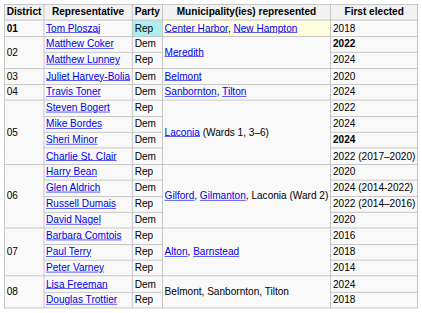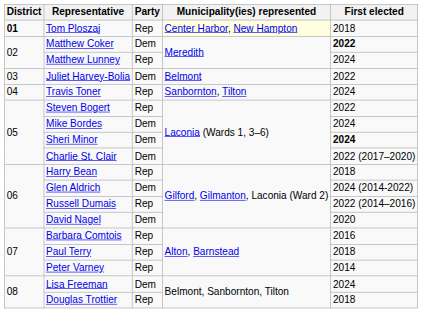(144, 28) paleturquoise background -> (144, 28) no background
(344, 76) 2020 -> (344, 76) 2022
(145, 92) Dem -> (144, 92) Rep
(344, 172) 2020 -> (344, 172) 2018
